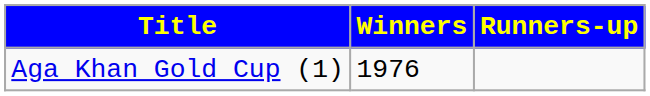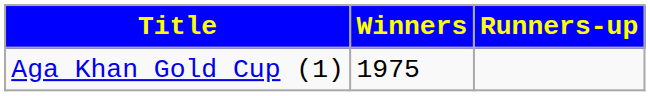(388, 70) 1976 -> (388, 70) 1975
